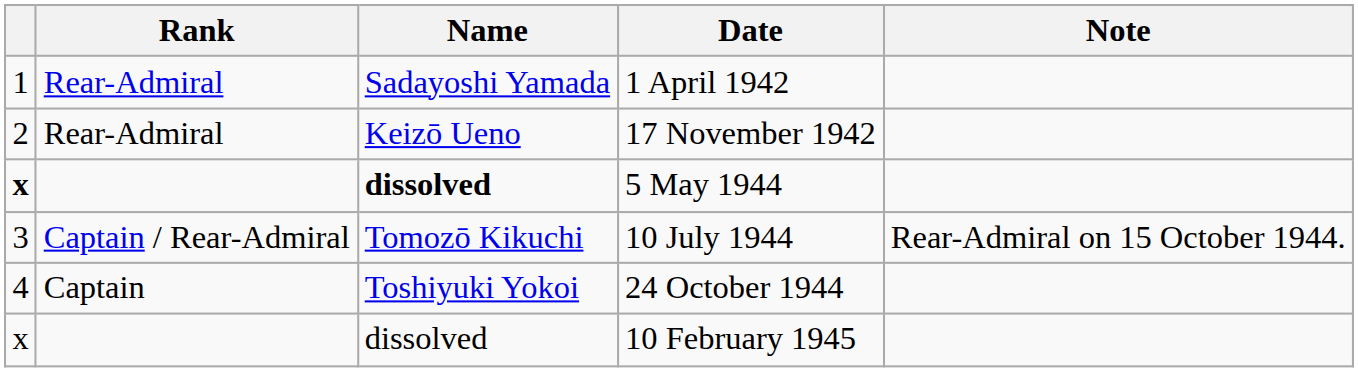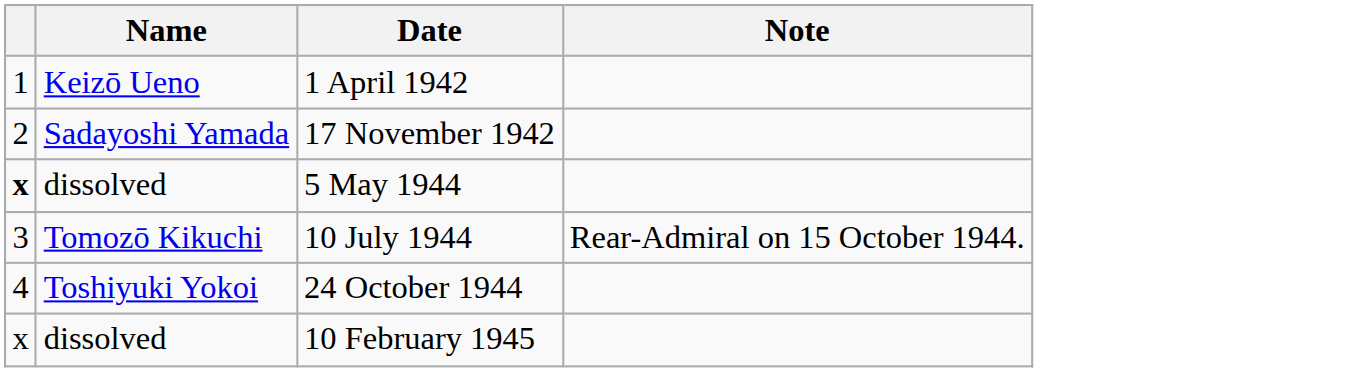- column: (197, 30)
(487, 81) Sadayoshi Yamada -> (122, 81) Keizō Ueno
(443, 133) Keizō Ueno -> (166, 133) Sadayoshi Yamada
(428, 184) bold -> (105, 184) normal
